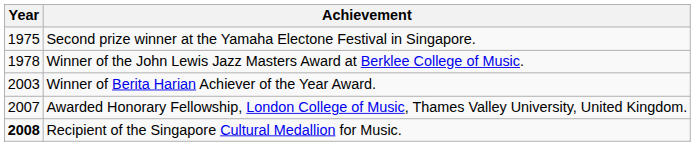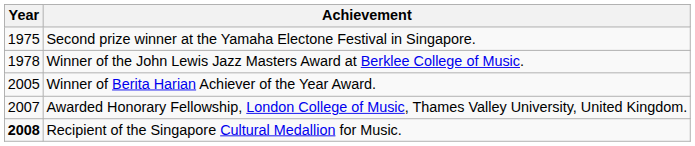(24, 84) 2003 -> (24, 84) 2005
